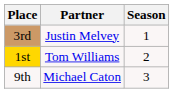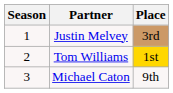columns swapped: (146, 15) <-> (22, 15)
